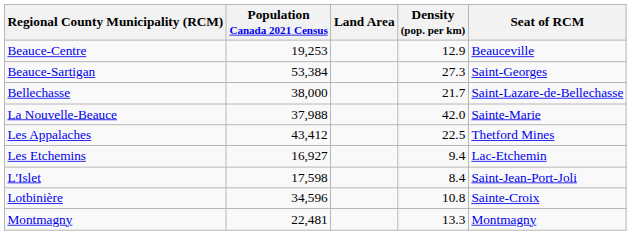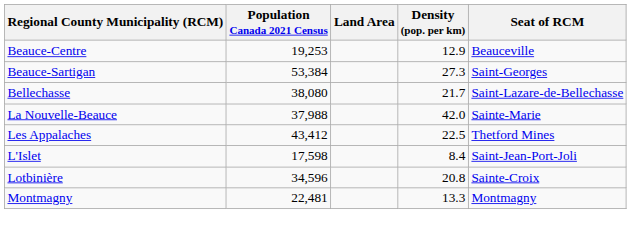(310, 93) 38,000 -> (310, 93) 38,080
- row: (47, 156)
(454, 198) 10.8 -> (454, 177) 20.8
